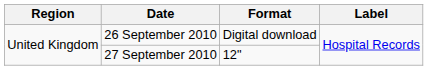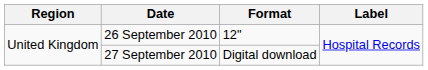(270, 34) Digital download -> (232, 34) 12"
(232, 55) 12" -> (270, 55) Digital download
